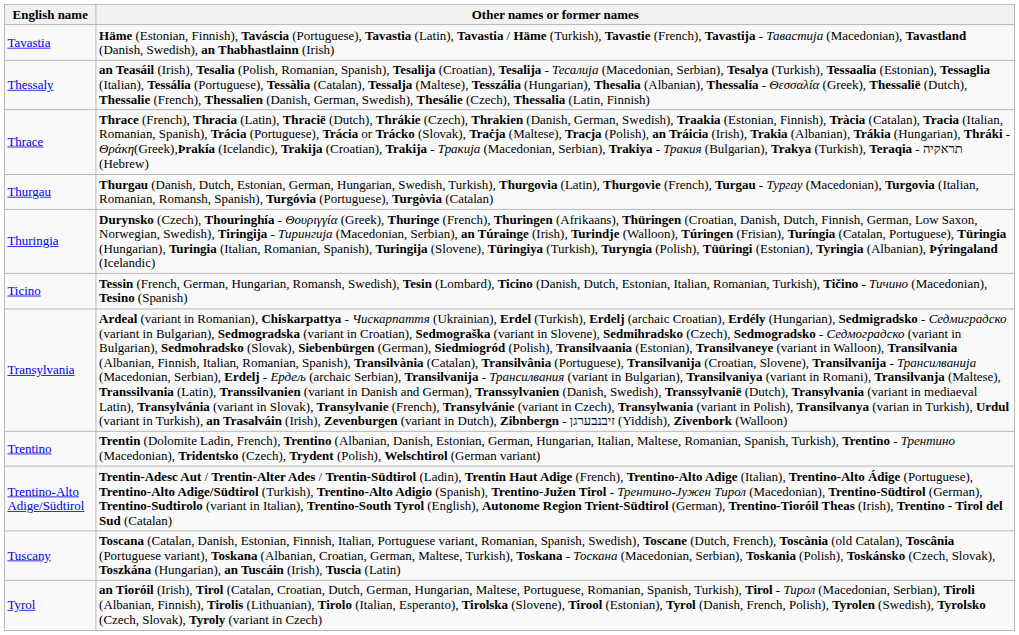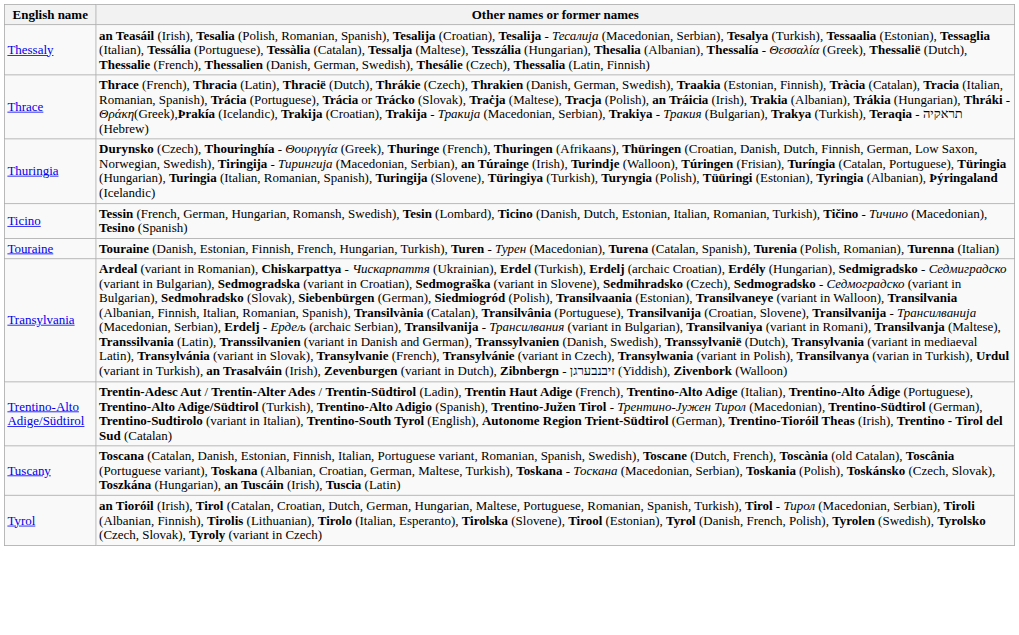- row: (29, 42)
- row: (29, 191)
+ row: (30, 248)
- row: (29, 448)
